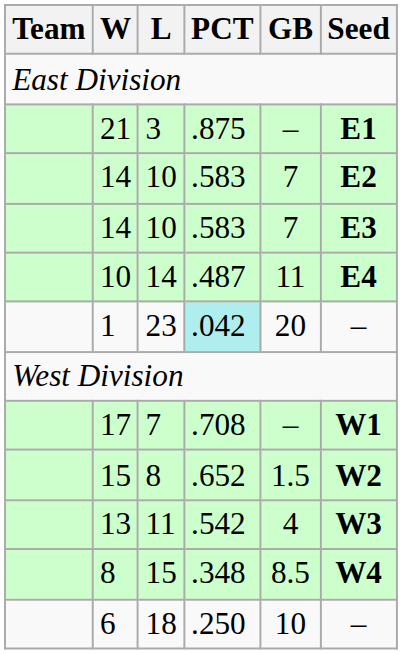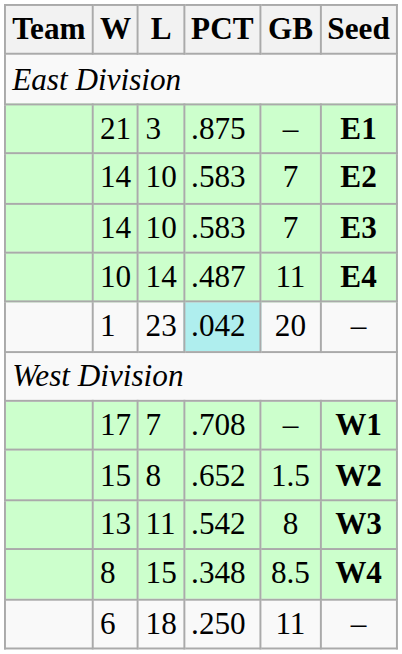(290, 524) 4 -> (290, 524) 8
(290, 623) 10 -> (290, 623) 11
